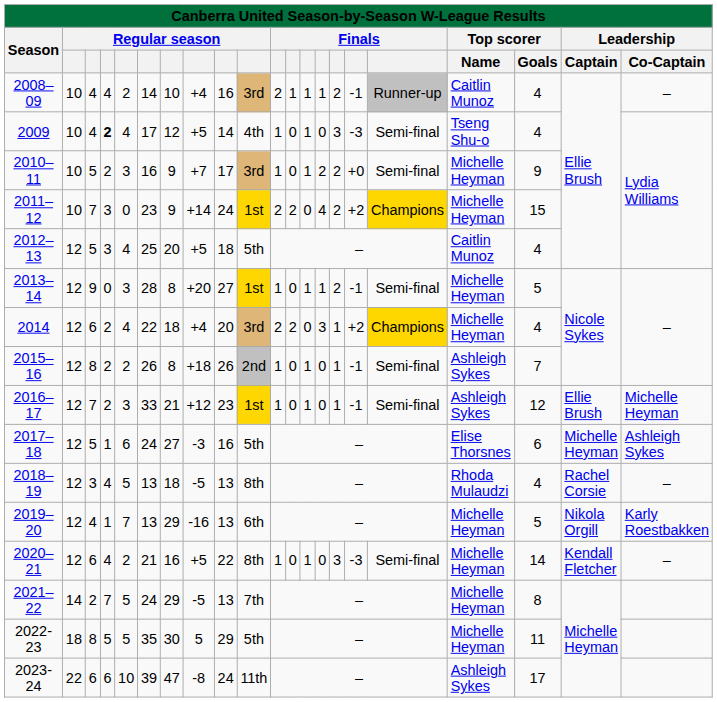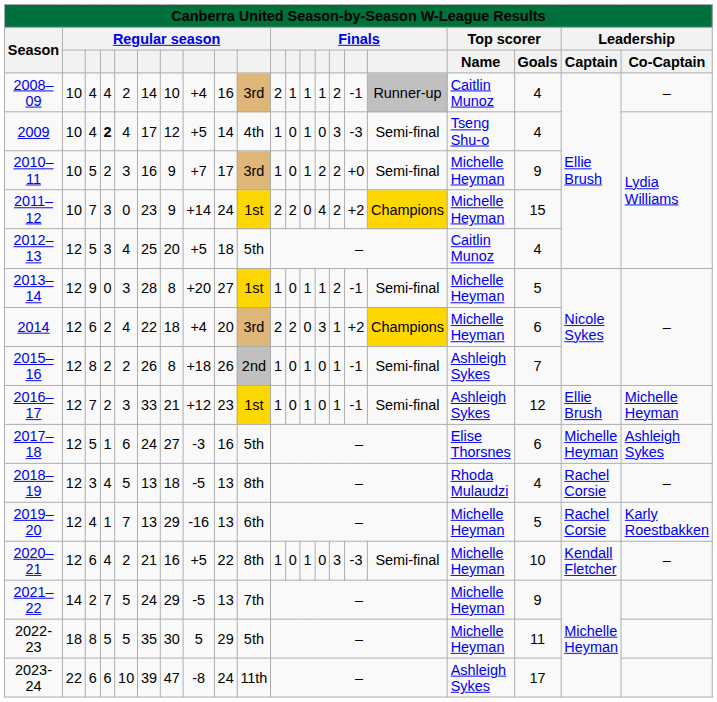(538, 327) 4 -> (538, 327) 6
(584, 522) Nikola Orgill -> (587, 522) Rachel Corsie
(538, 561) 14 -> (538, 561) 10
(538, 600) 8 -> (538, 600) 9
